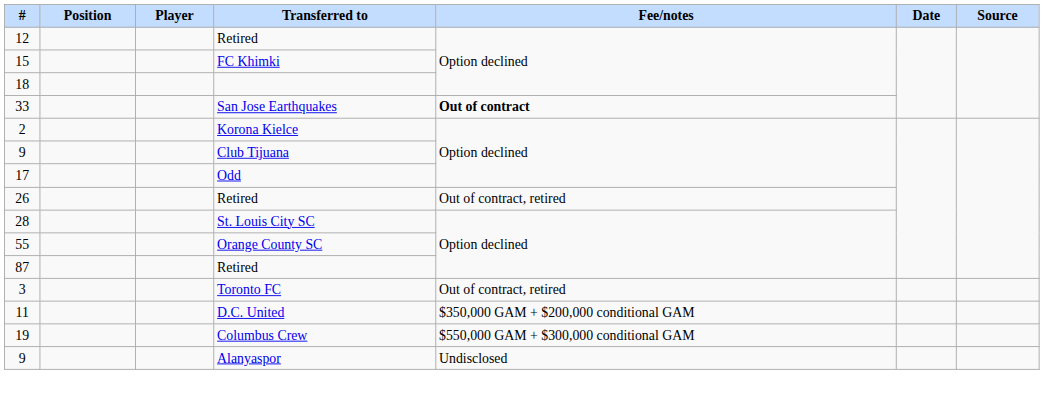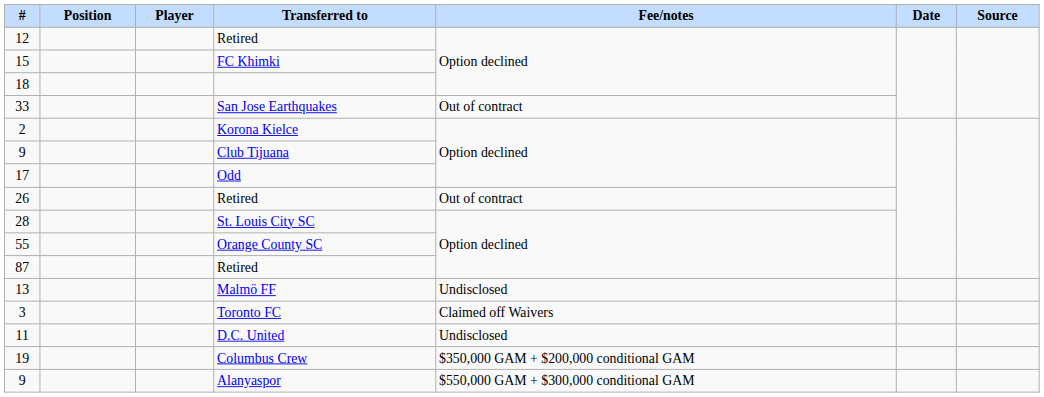(484, 107) bold -> (481, 107) normal
(502, 198) Out of contract, retired -> (481, 198) Out of contract
+ row: (22, 289)
(502, 289) Out of contract, retired -> (496, 312) Claimed off Waivers
(567, 312) $350,000 GAM + $200,000 conditional GAM -> (473, 335) Undisclosed
(567, 335) $550,000 GAM + $300,000 conditional GAM -> (567, 358) $350,000 GAM + $200,000 conditional GAM
(473, 358) Undisclosed -> (567, 381) $550,000 GAM + $300,000 conditional GAM
